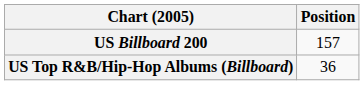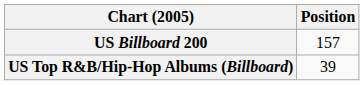(328, 67) 36 -> (328, 67) 39
